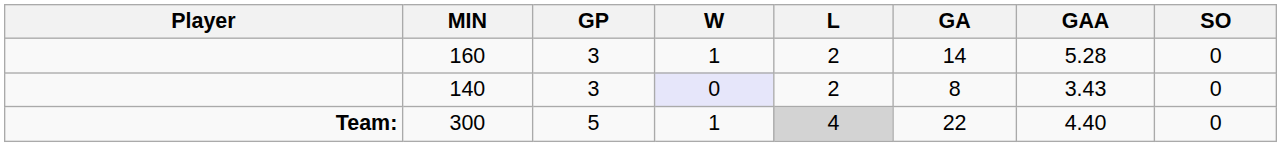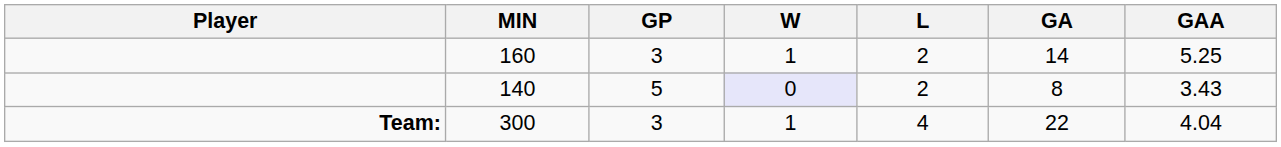- column: (1216, 21)
(1086, 55) 5.28 -> (1201, 55) 5.25
(594, 89) 3 -> (657, 89) 5
(594, 123) 5 -> (657, 123) 3
(833, 123) lightgrey background -> (923, 123) no background
(1086, 123) 4.40 -> (1201, 123) 4.04
